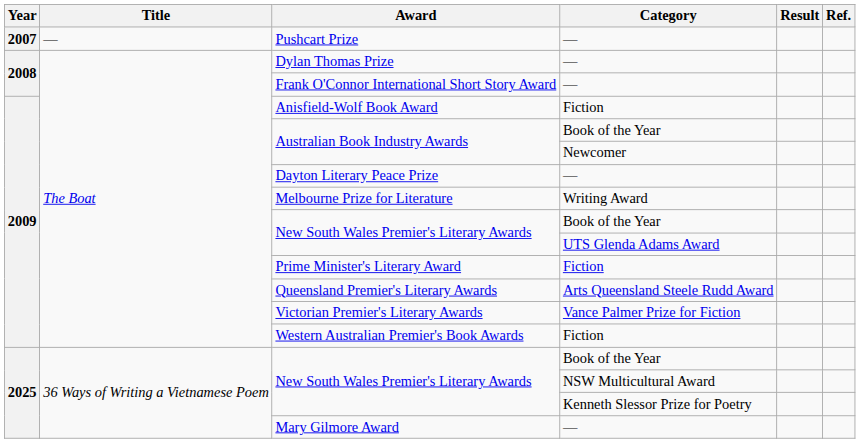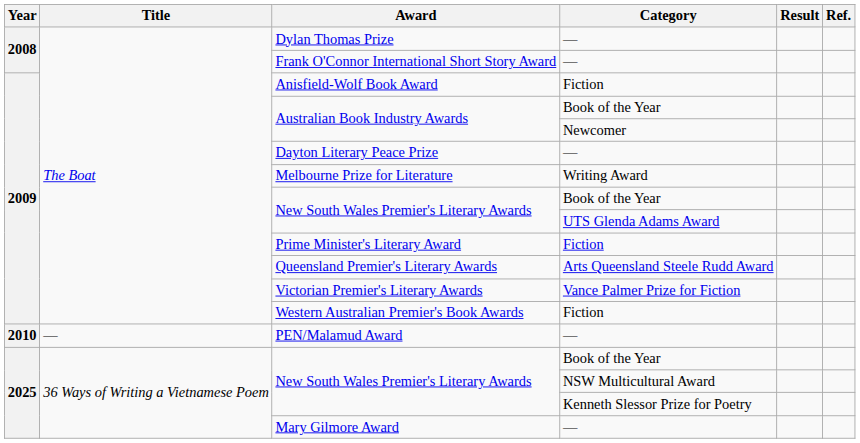- row: (317, 38)
+ row: (339, 335)
